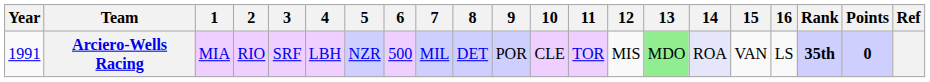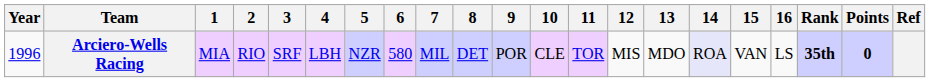(24, 54) 1991 -> (24, 54) 1996
(400, 54) 500 -> (400, 54) 580
(667, 54) lightgreen background -> (667, 54) no background
